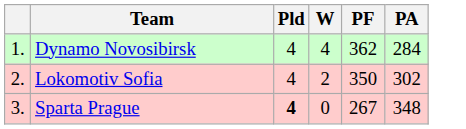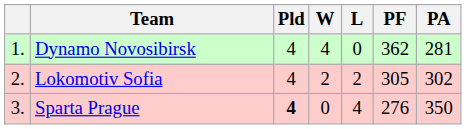+ column: (357, 19)
(407, 49) 284 -> (439, 49) 281
(363, 78) 350 -> (395, 78) 305
(363, 108) 267 -> (395, 108) 276
(407, 108) 348 -> (439, 108) 350
